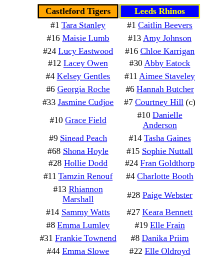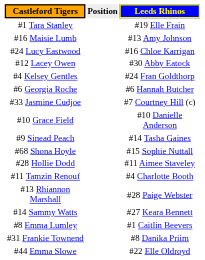+ column: (103, 11)
(160, 25) #1 Caitlin Beevers -> (160, 25) #19 Elle Frain
(160, 76) #11 Aimee Staveley -> (160, 76) #24 Fran Goldthorp
(160, 163) #24 Fran Goldthorp -> (160, 163) #11 Aimee Staveley
(160, 225) #19 Elle Frain -> (160, 225) #1 Caitlin Beevers
